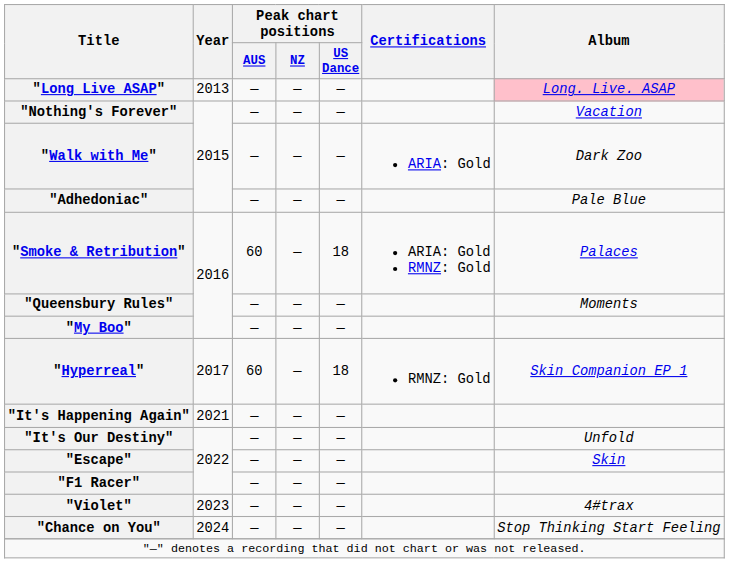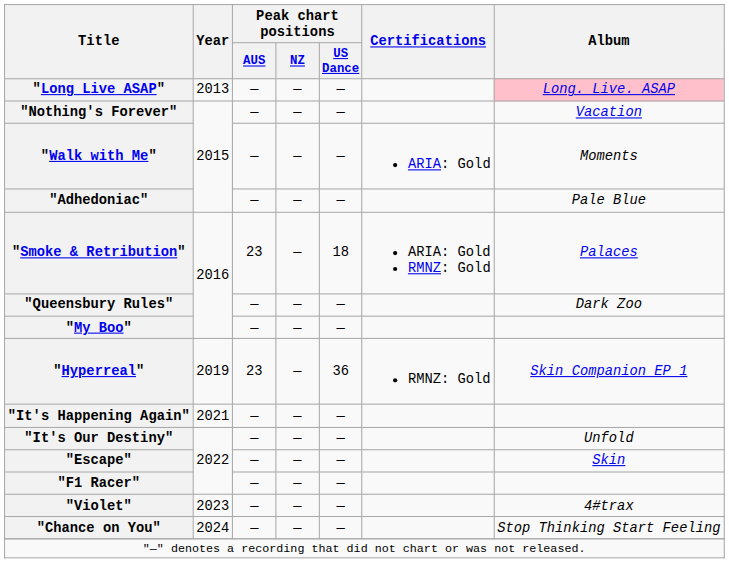(609, 156) Dark Zoo -> (609, 156) Moments
(254, 253) 60 -> (254, 253) 23
(609, 305) Moments -> (609, 305) Dark Zoo
(213, 372) 2017 -> (213, 372) 2019
(254, 372) 60 -> (254, 372) 23
(341, 372) 18 -> (341, 372) 36
